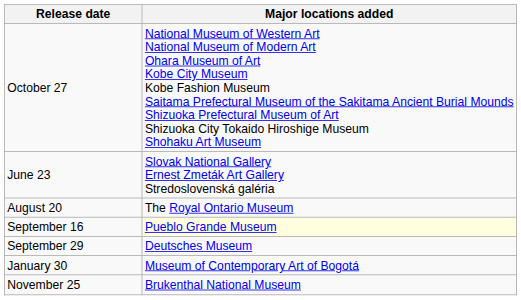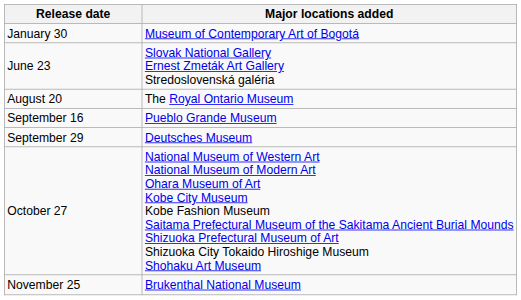rows swapped: (37, 266) <-> (37, 88)
(211, 227) lightyellow background -> (211, 118) no background
